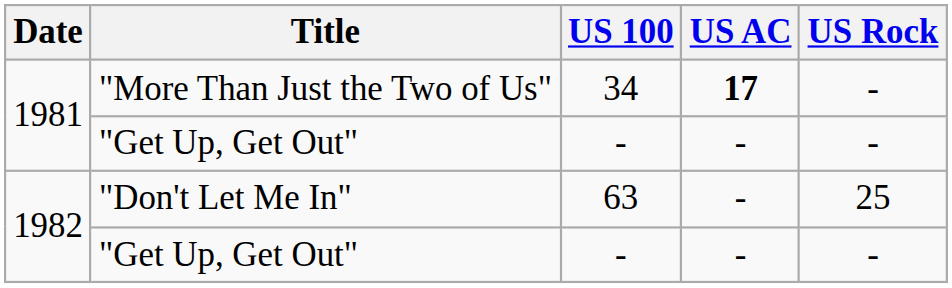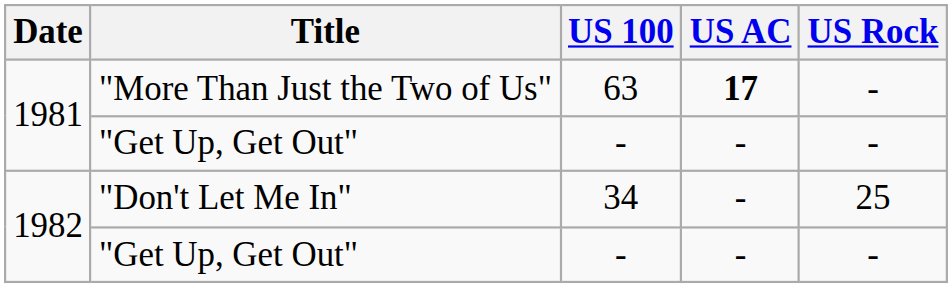(621, 87) 34 -> (621, 87) 63
(621, 198) 63 -> (621, 198) 34
